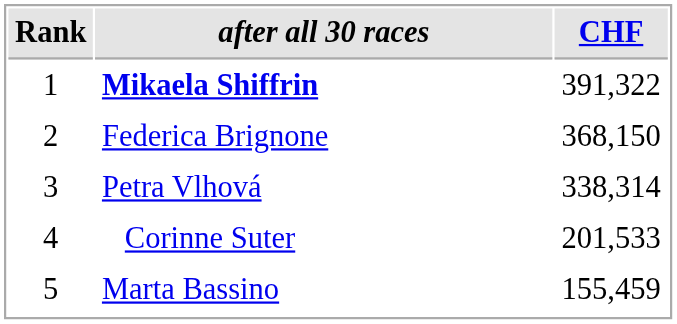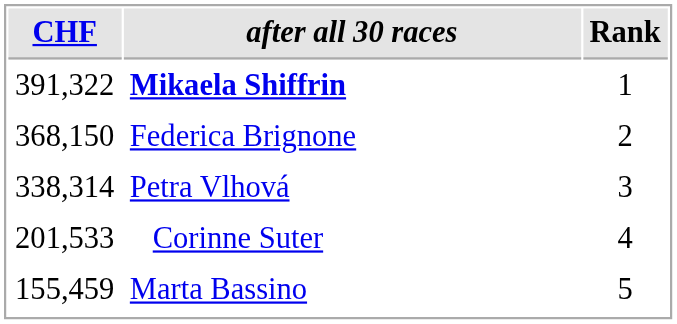columns swapped: (51, 32) <-> (611, 32)
